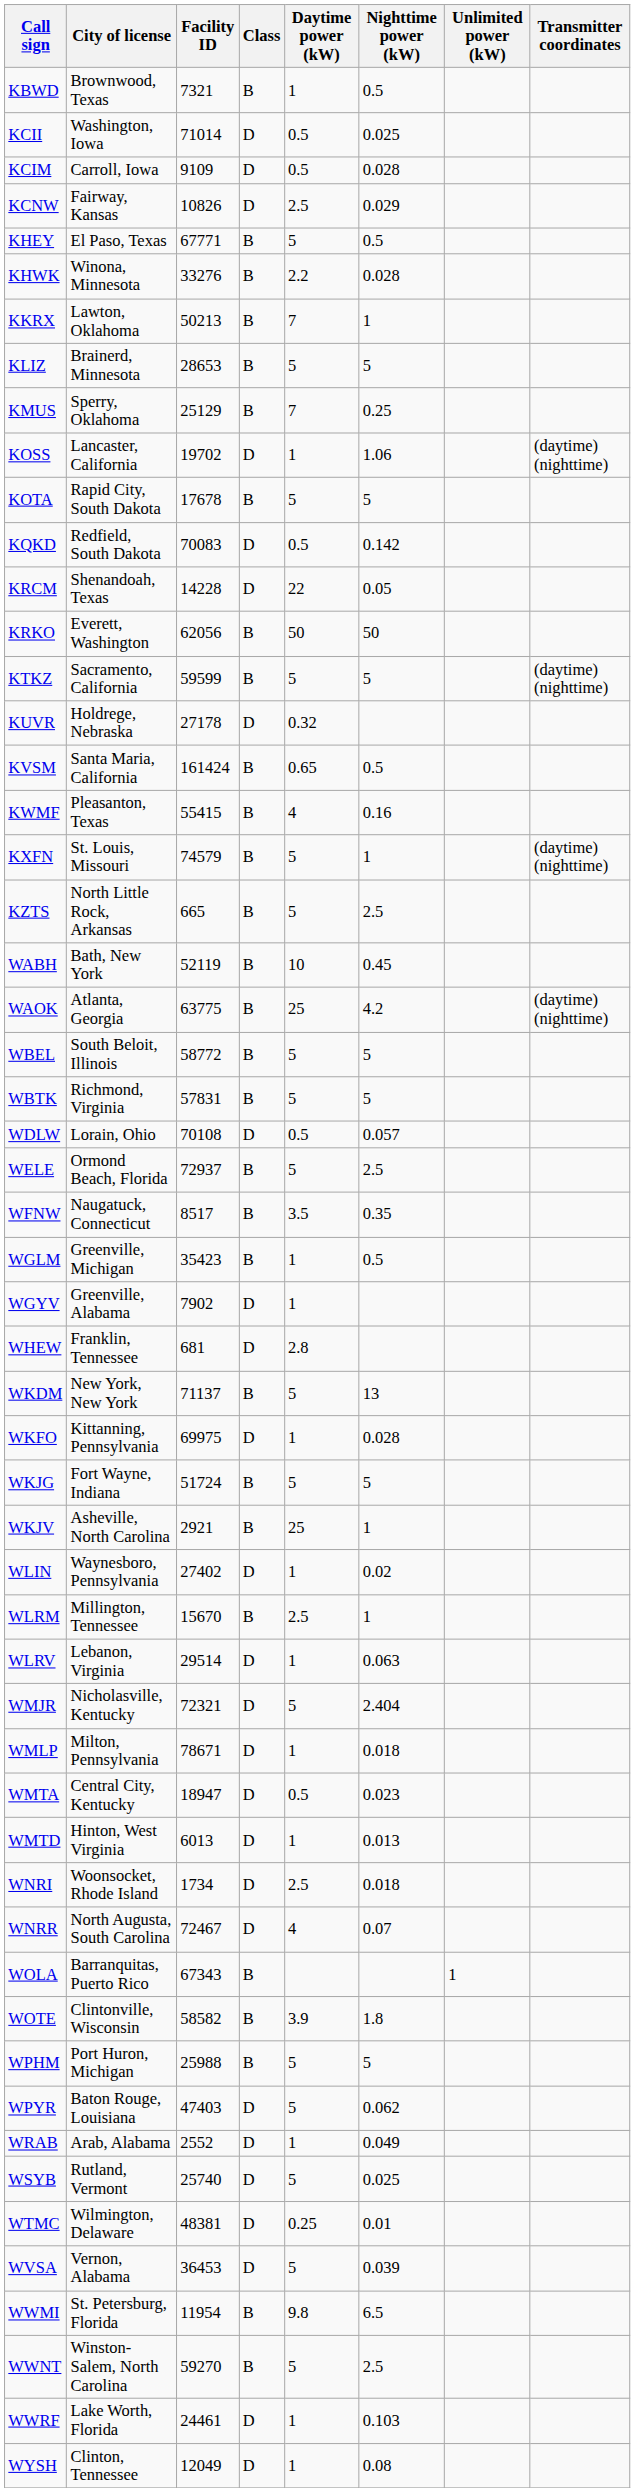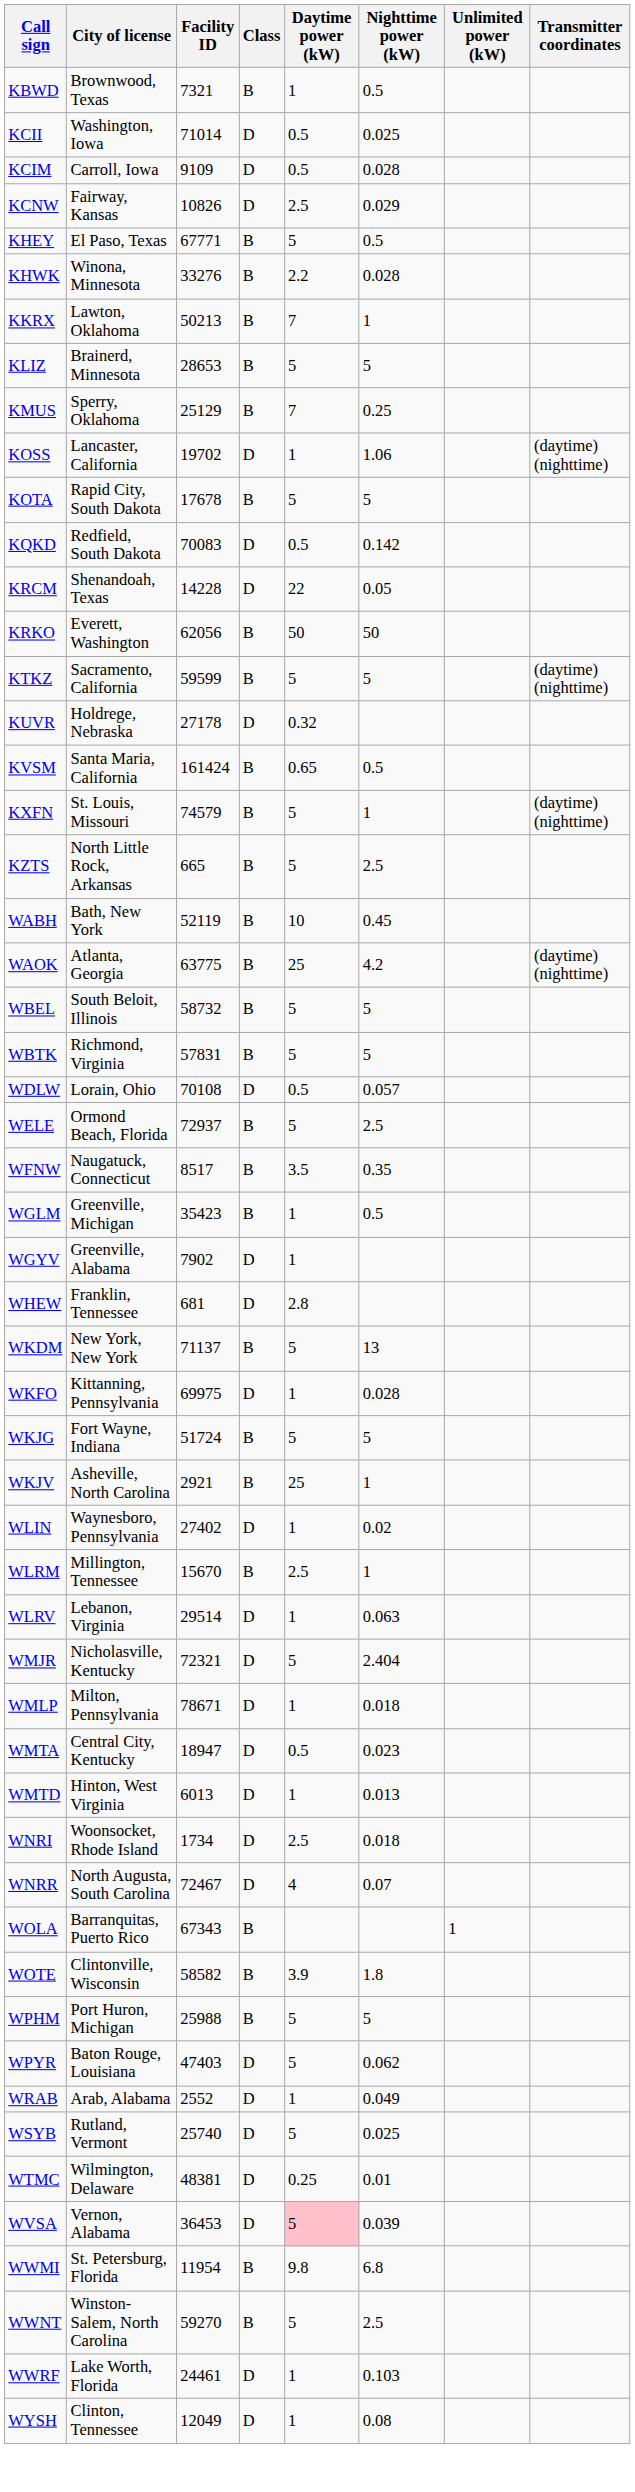- row: (34, 812)
(201, 1054) 58772 -> (201, 1009) 58732
(292, 2268) no background -> (292, 2223) pink background
(373, 2312) 6.5 -> (373, 2268) 6.8
